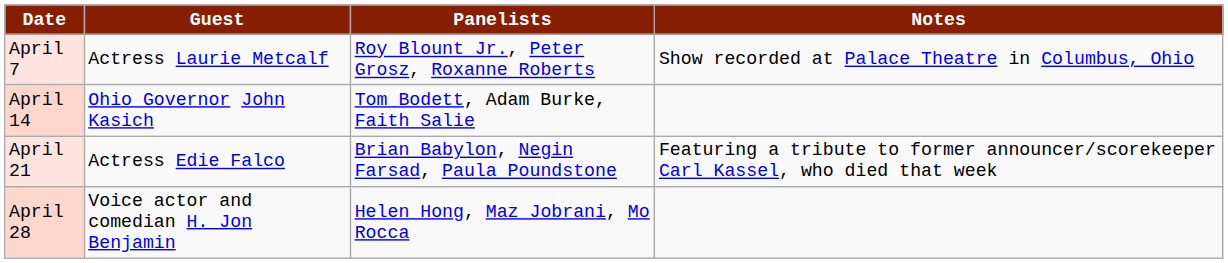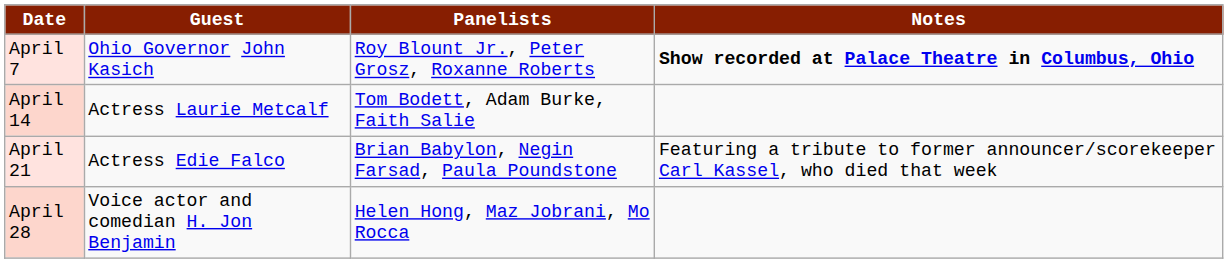(208, 60) Actress Laurie Metcalf -> (187, 60) Ohio Governor John Kasich
(927, 60) normal -> (927, 60) bold
(187, 110) Ohio Governor John Kasich -> (208, 110) Actress Laurie Metcalf
